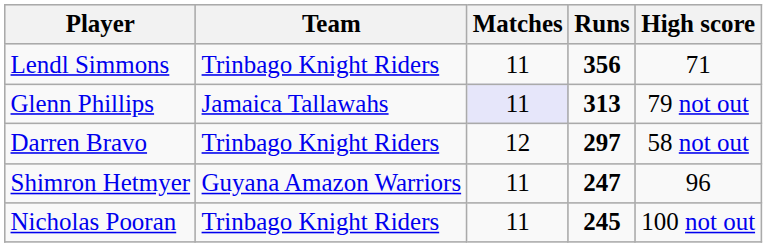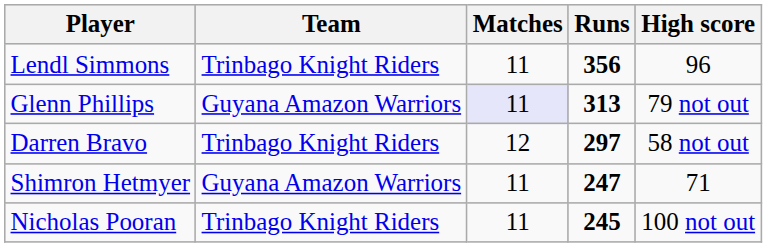(698, 63) 71 -> (698, 63) 96
(295, 103) Jamaica Tallawahs -> (331, 103) Guyana Amazon Warriors
(698, 182) 96 -> (698, 182) 71
